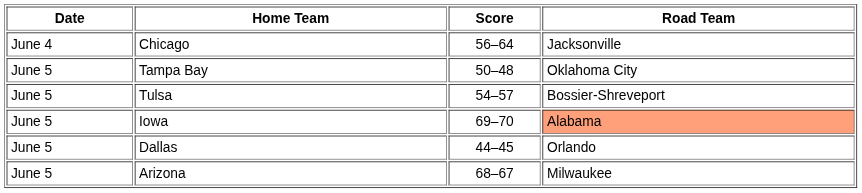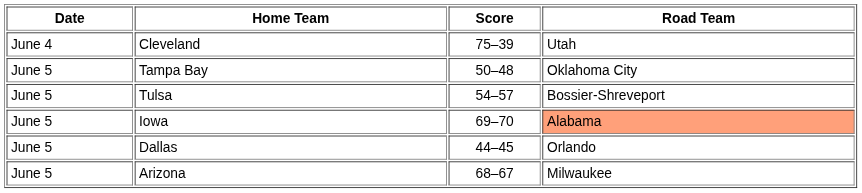+ row: (170, 44)
- row: (164, 44)
